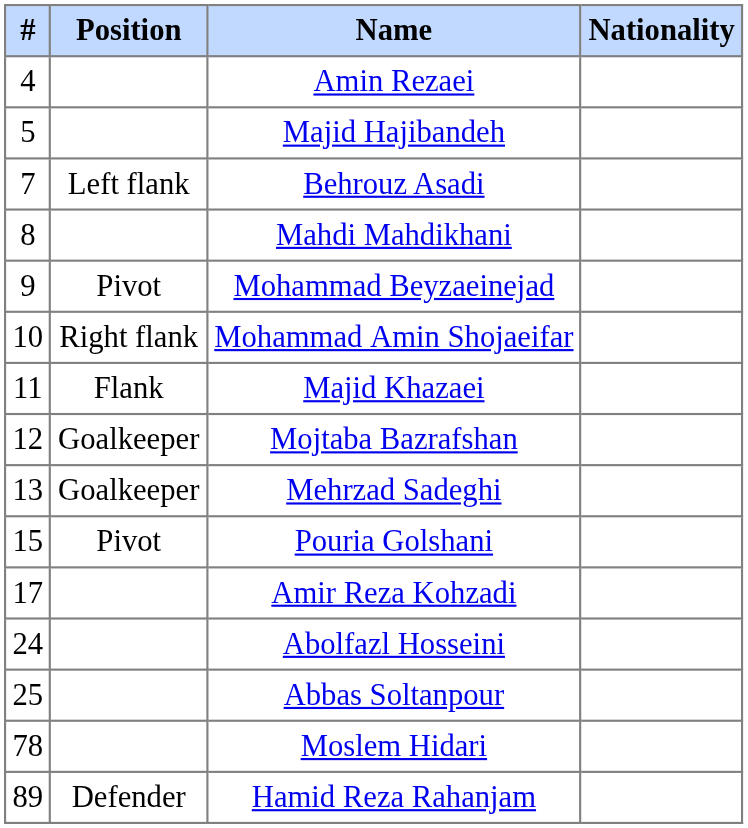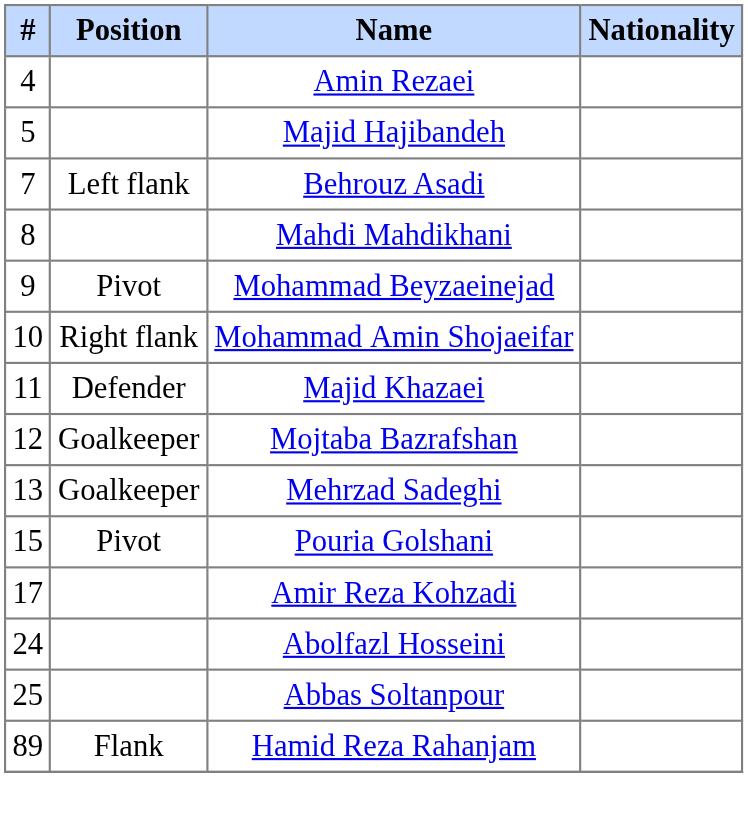(129, 387) Flank -> (129, 387) Defender
- row: (394, 745)
(129, 796) Defender -> (129, 745) Flank
